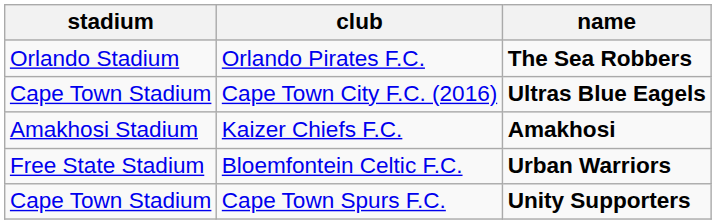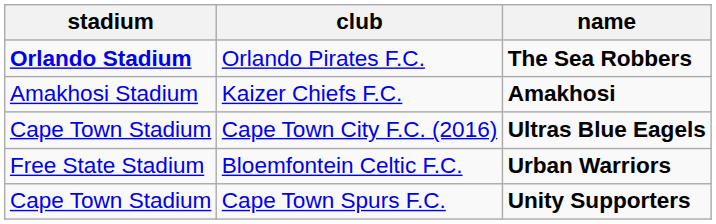(95, 58) normal -> (101, 58) bold
rows swapped: (312, 129) <-> (360, 93)
